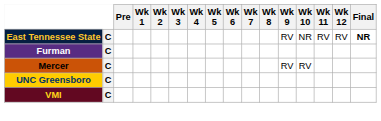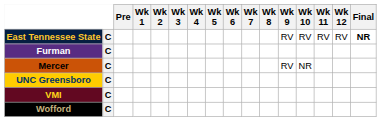(305, 37) NR -> (305, 37) RV
(305, 66) RV -> (305, 66) NR
+ row: (53, 110)
